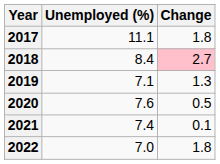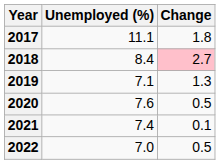(202, 147) 1.8 -> (202, 147) 0.5
